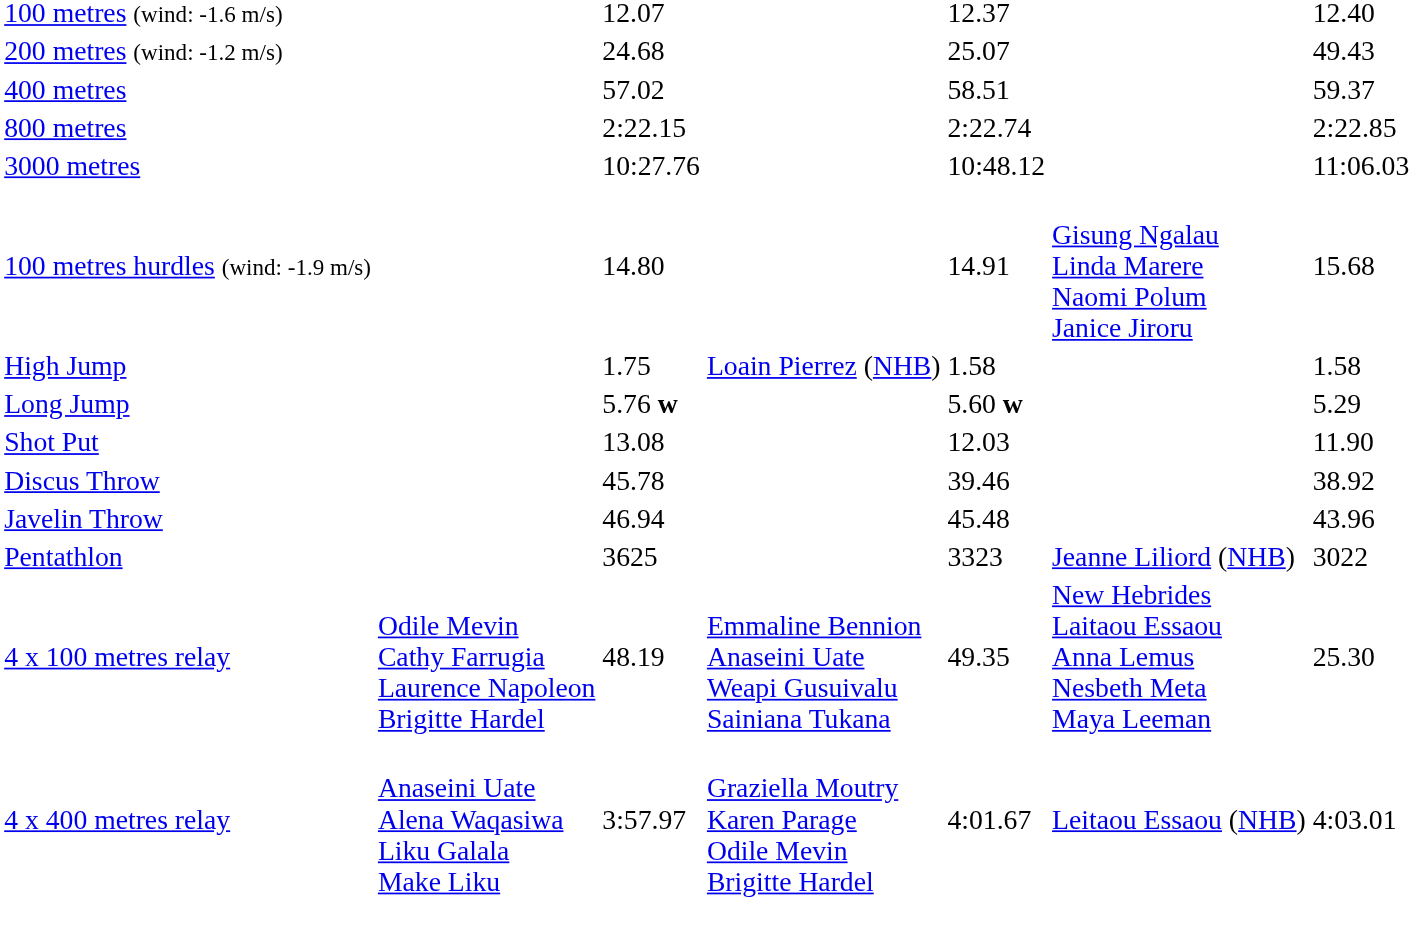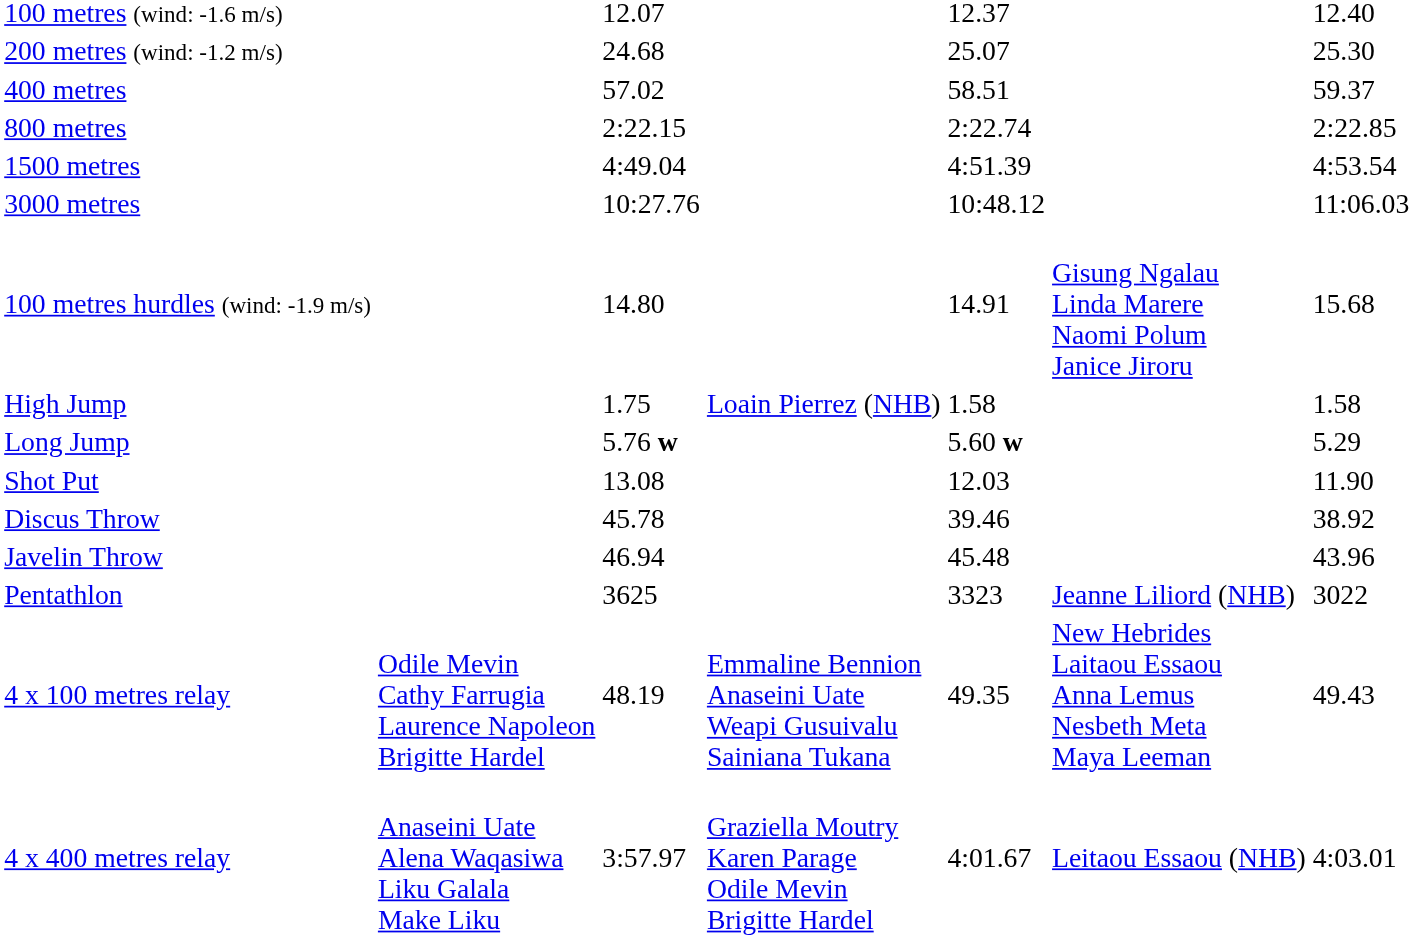(1344, 51) 49.43 -> (1344, 51) 25.30
+ row: (72, 165)
(1344, 656) 25.30 -> (1344, 695) 49.43
